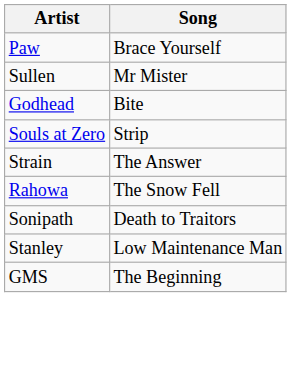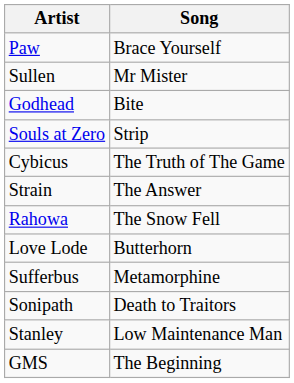+ row: (38, 162)
+ row: (48, 248)
+ row: (44, 276)
